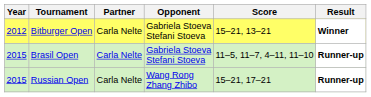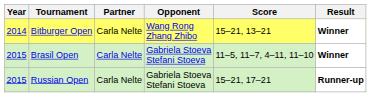(17, 31) 2012 -> (17, 31) 2014
(179, 31) Gabriela Stoeva Stefani Stoeva -> (172, 31) Wang Rong Zhang Zhibo
(341, 56) Runner-up -> (333, 56) Winner
(172, 80) Wang Rong Zhang Zhibo -> (179, 80) Gabriela Stoeva Stefani Stoeva
